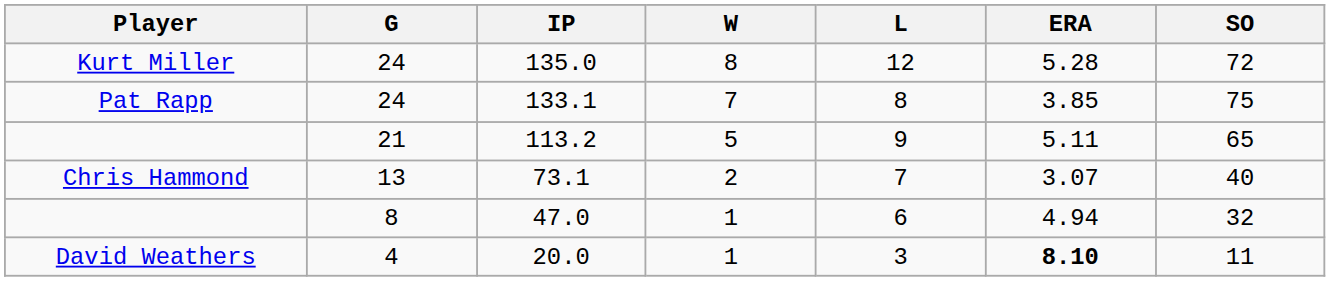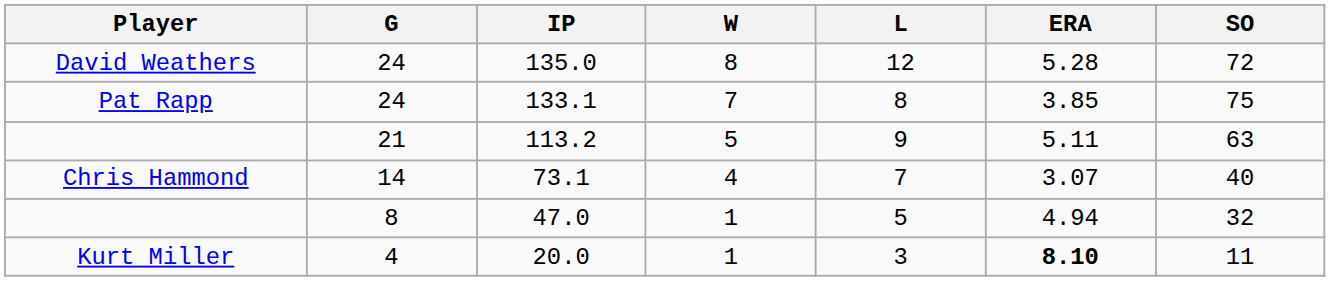(156, 63) Kurt Miller -> (156, 63) David Weathers
(1240, 141) 65 -> (1240, 141) 63
(391, 179) 13 -> (391, 179) 14
(731, 179) 2 -> (731, 179) 4
(901, 218) 6 -> (901, 218) 5
(156, 257) David Weathers -> (156, 257) Kurt Miller
